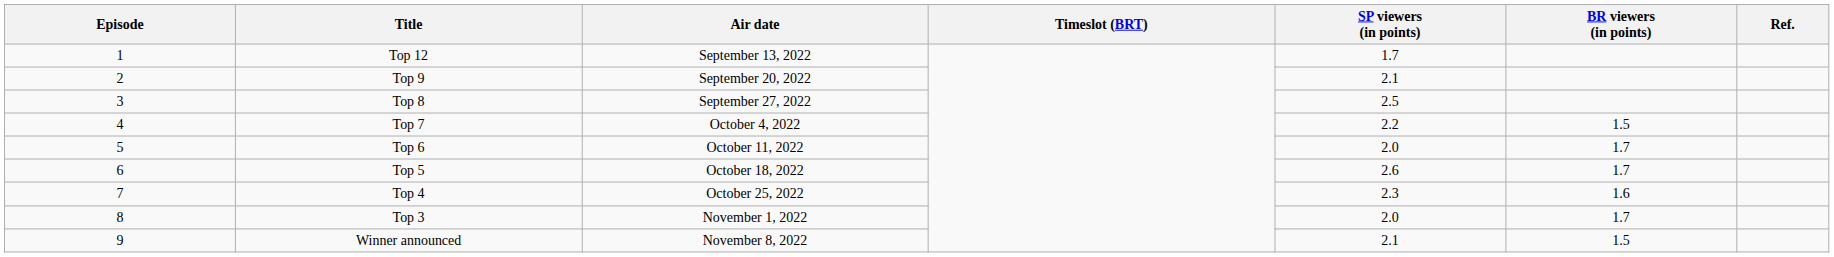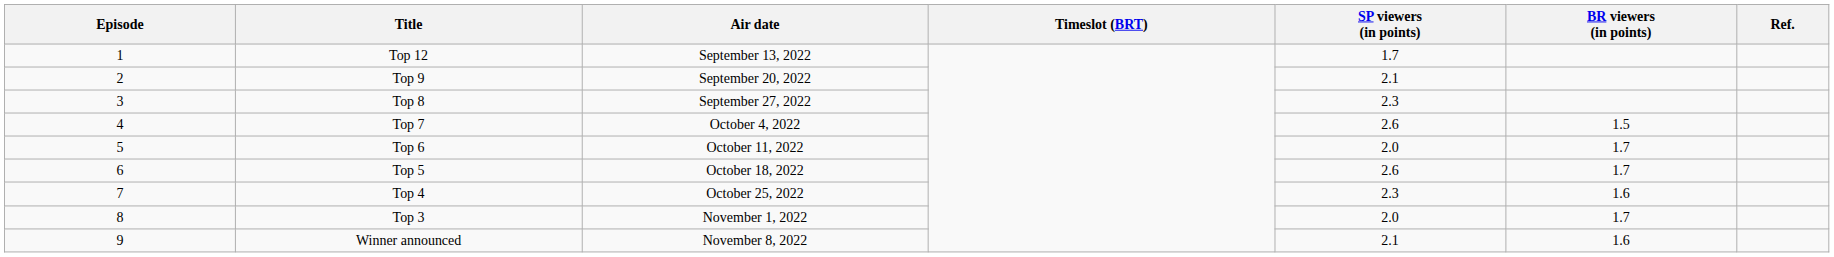(1390, 101) 2.5 -> (1390, 101) 2.3
(1390, 125) 2.2 -> (1390, 125) 2.6
(1621, 240) 1.5 -> (1621, 240) 1.6
